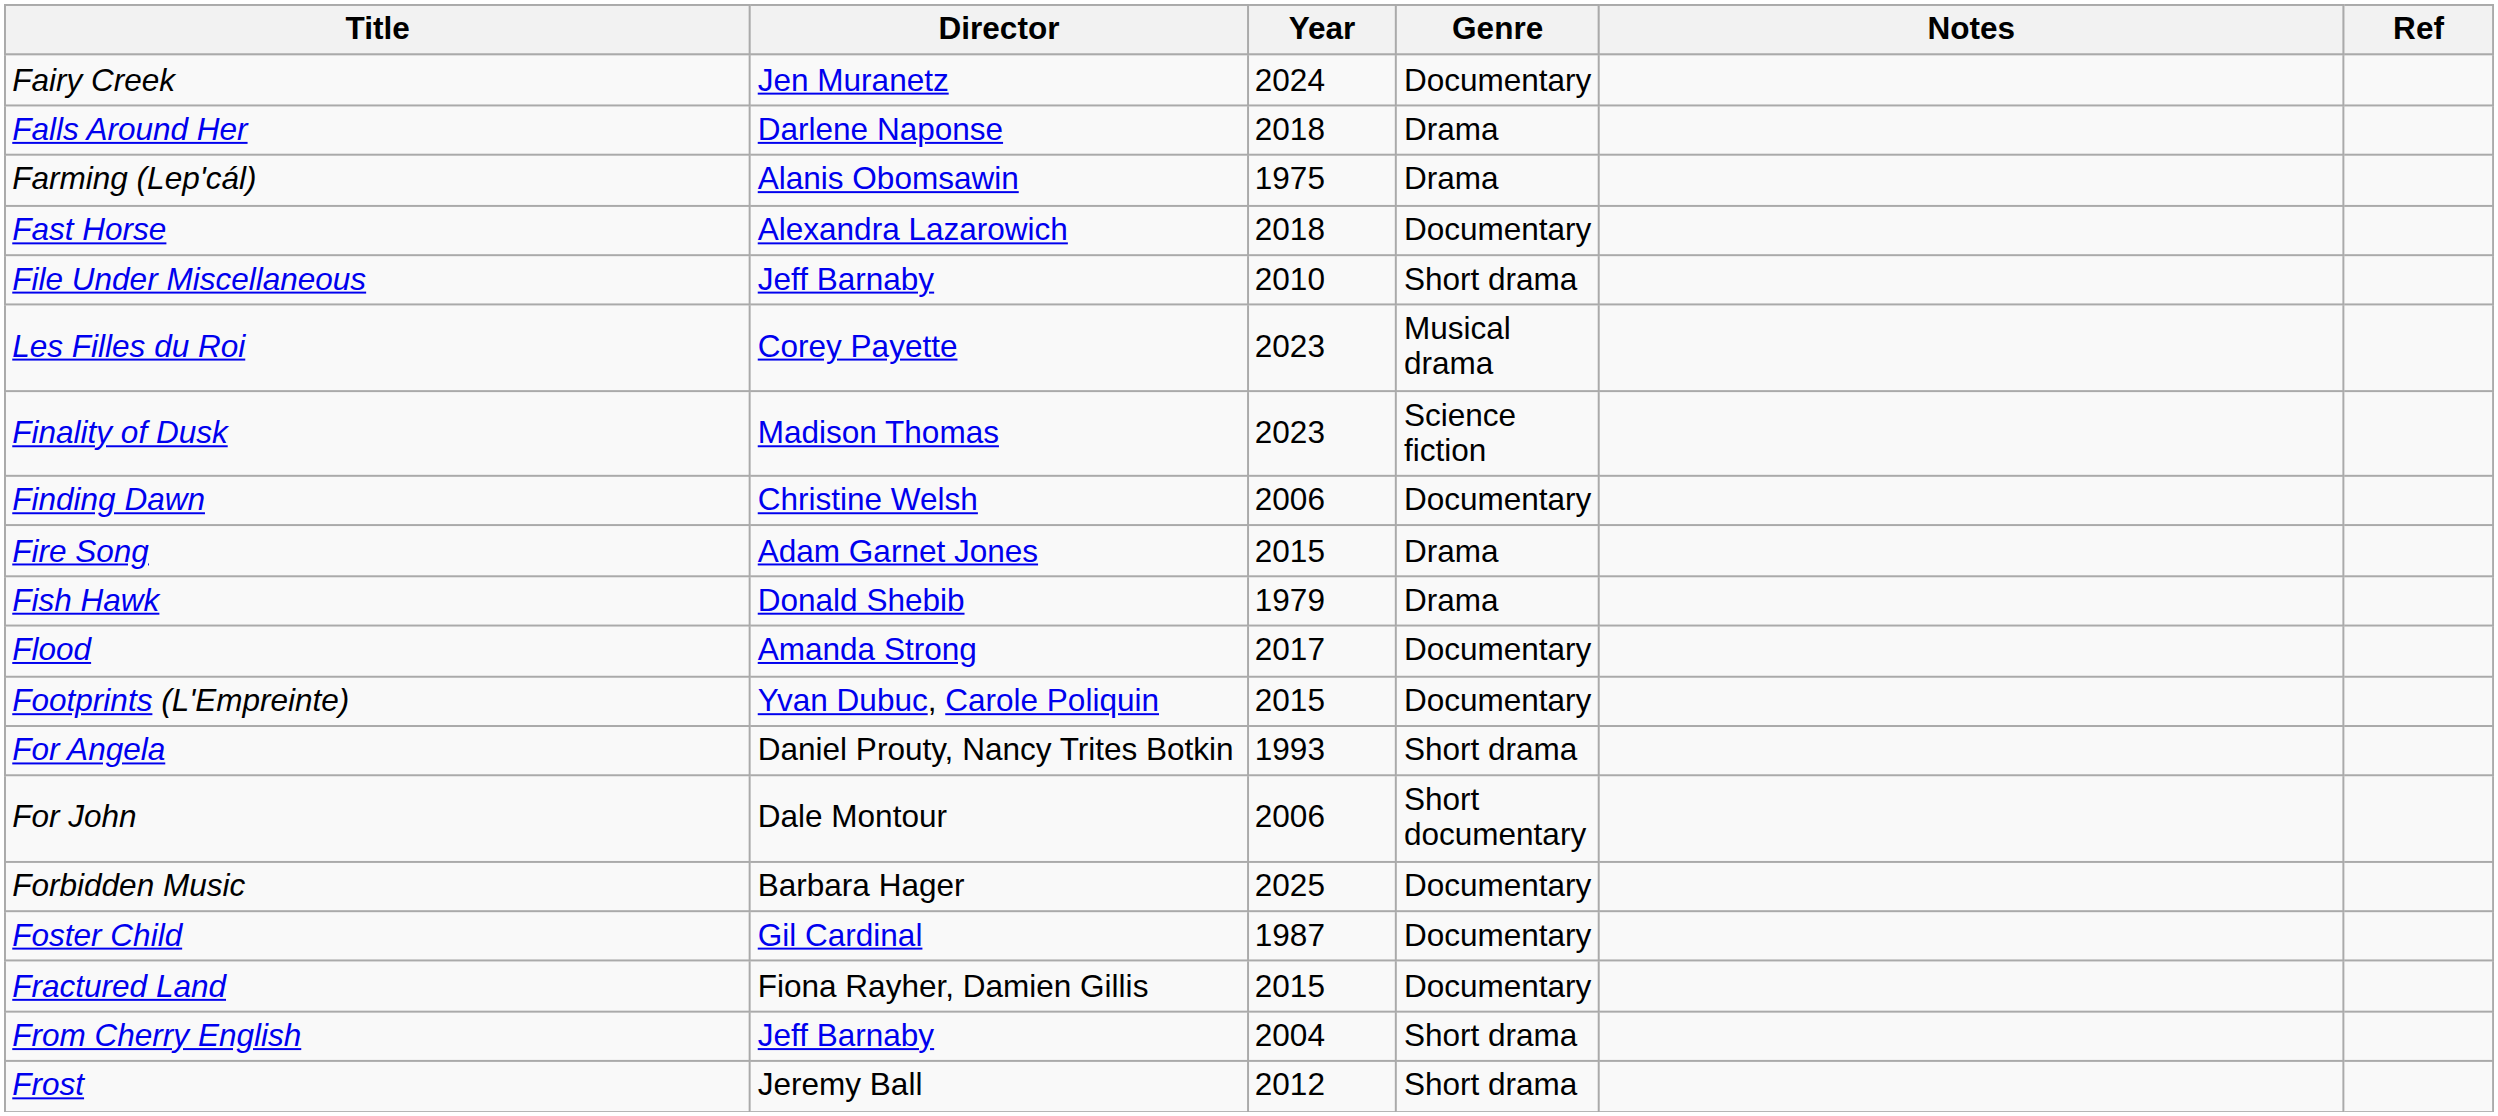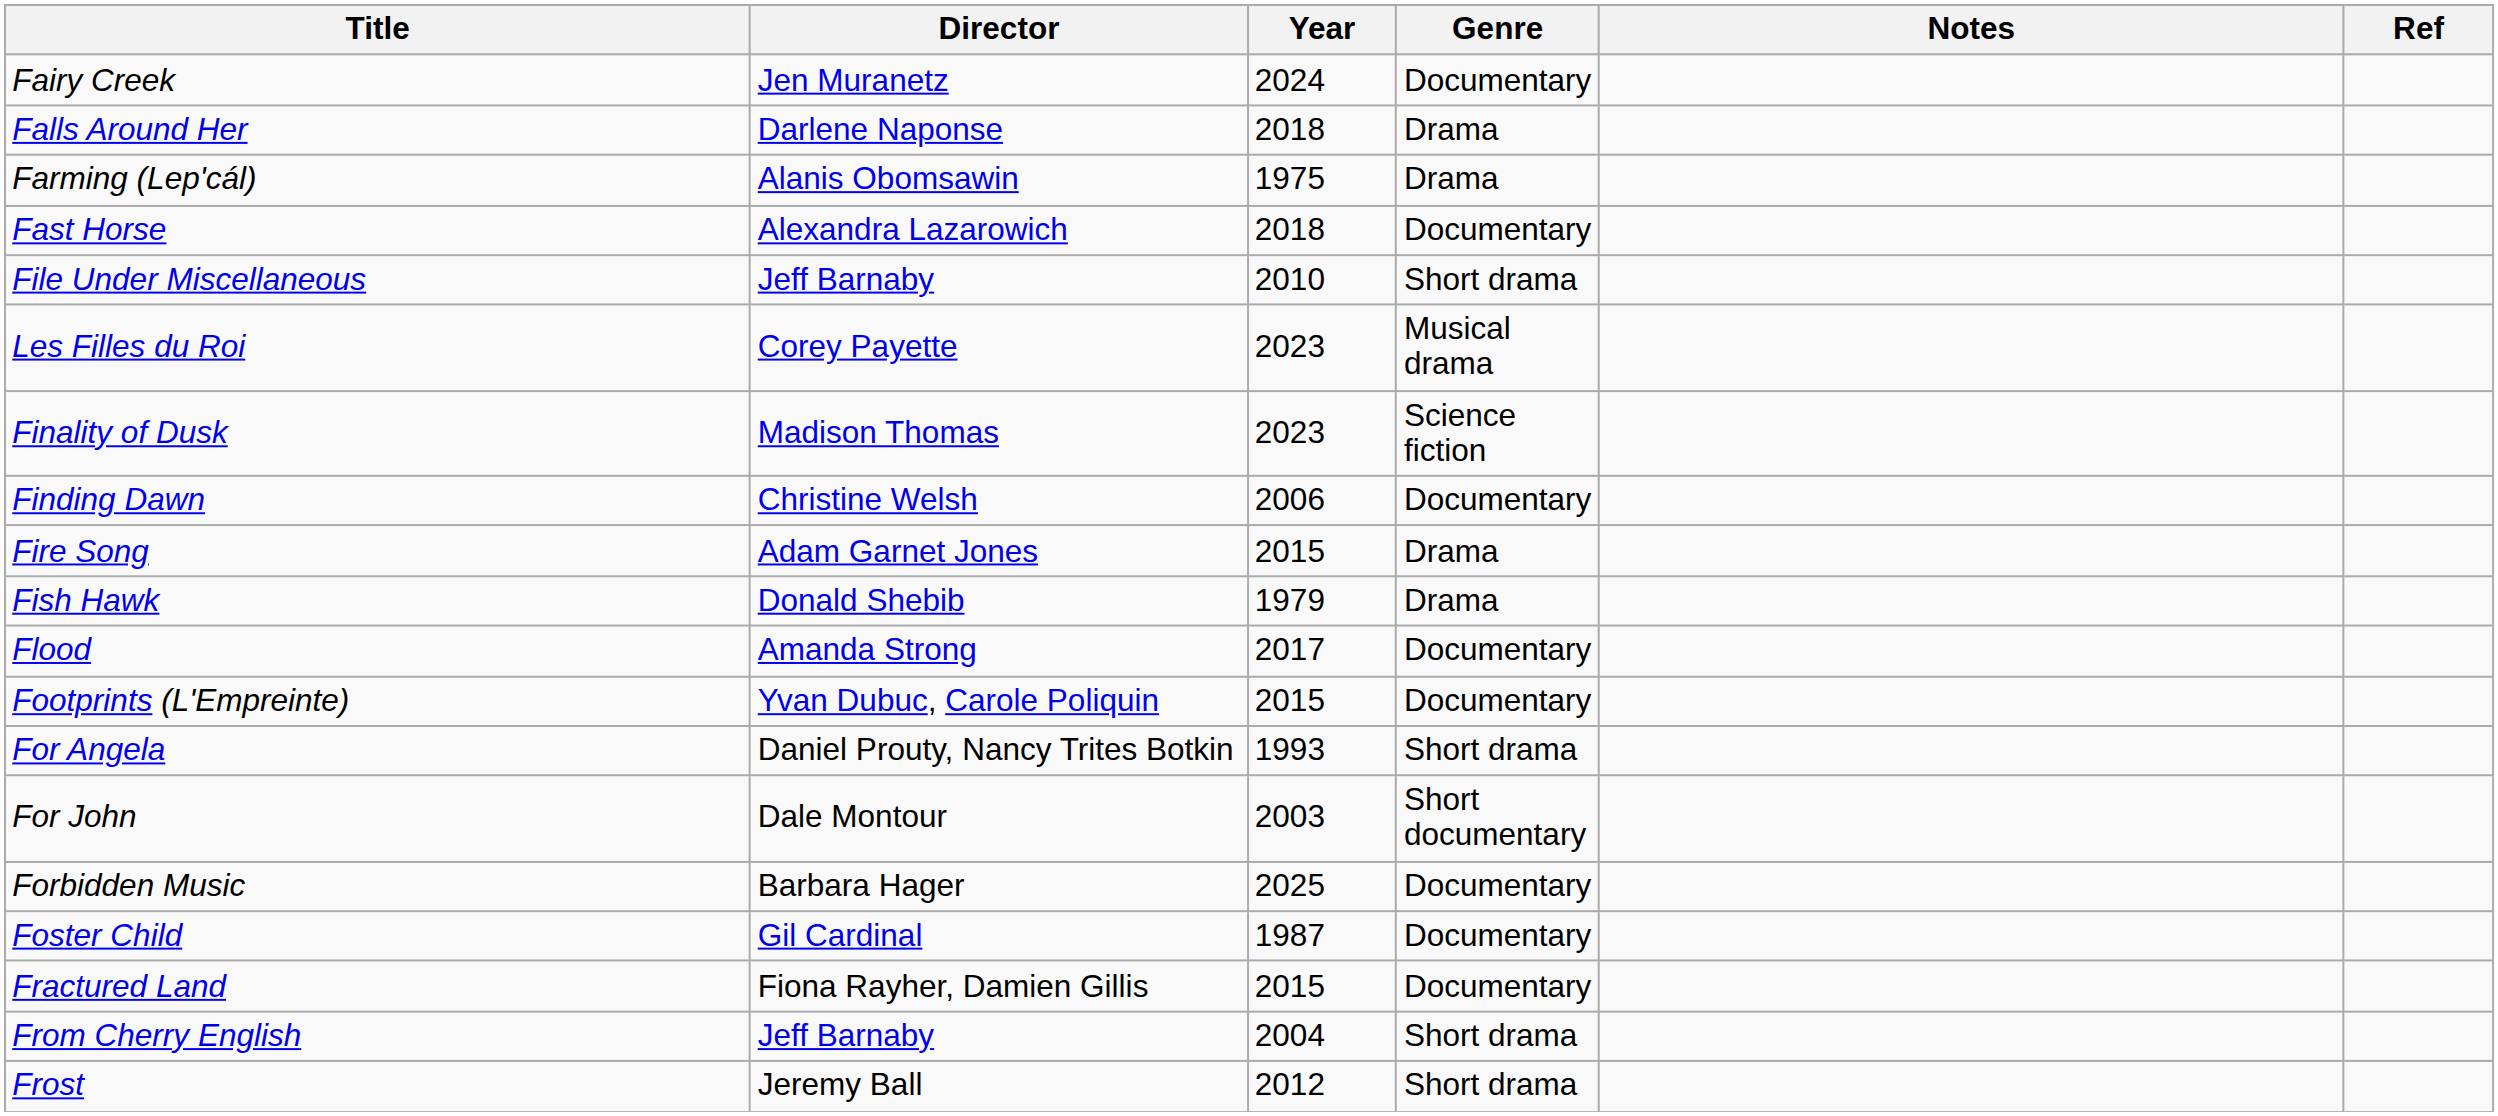(1290, 817) 2006 -> (1290, 817) 2003
